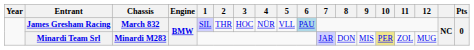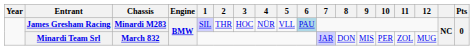(140, 24) March 832 -> (140, 24) Minardi M283
(140, 38) Minardi M283 -> (140, 38) March 832
(385, 38) khaki background -> (385, 38) no background
